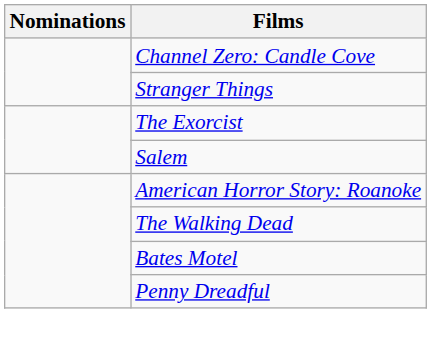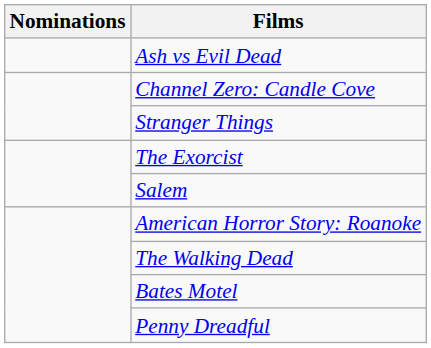+ row: (208, 55)
